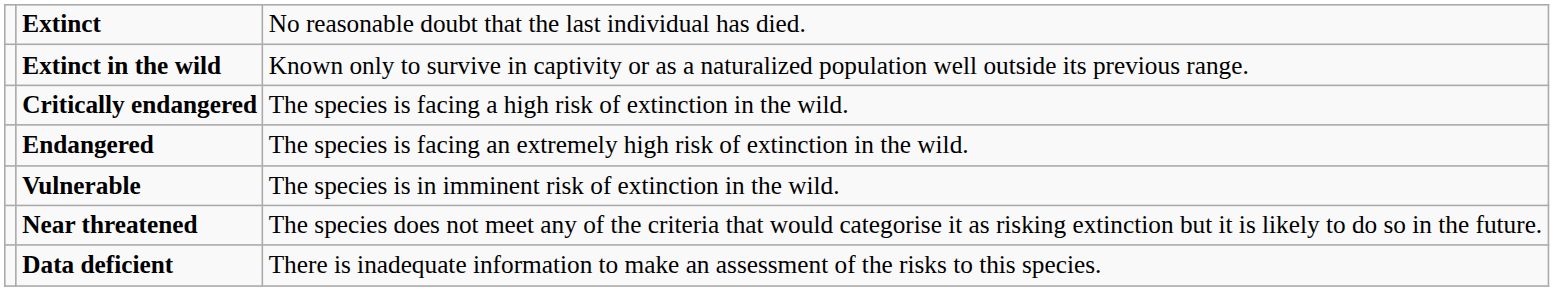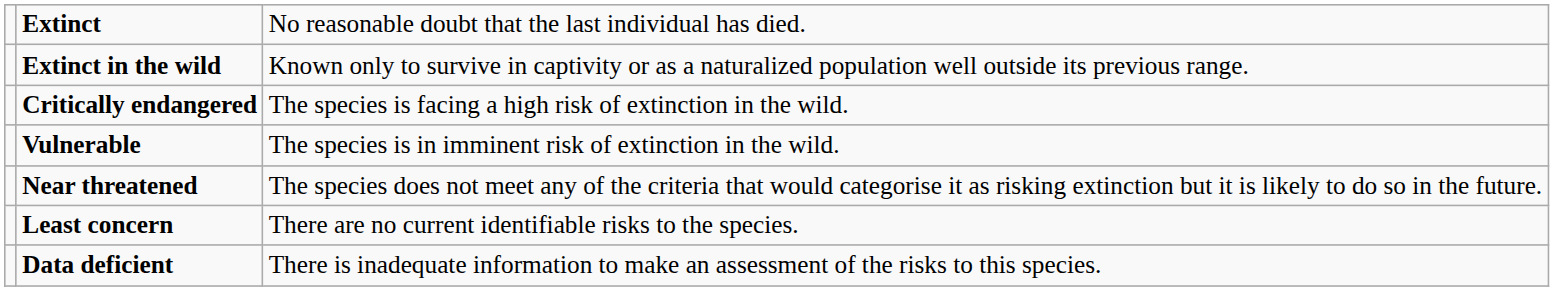- row: (88, 144)
+ row: (98, 225)
